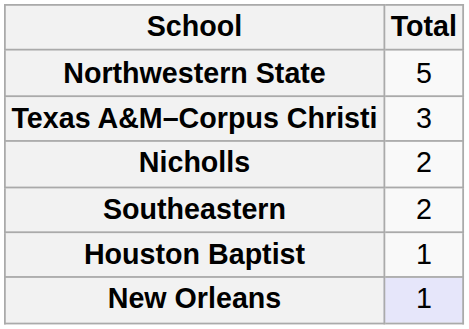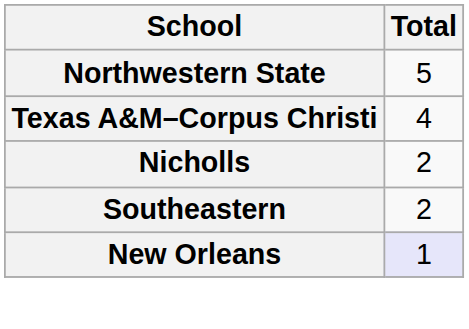(424, 118) 3 -> (424, 118) 4
- row: (195, 254)
